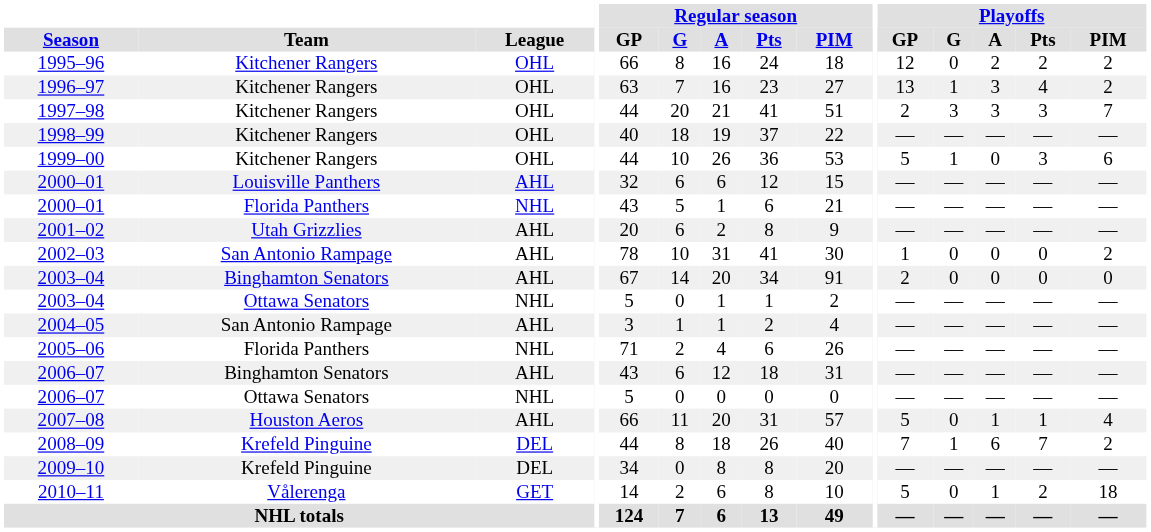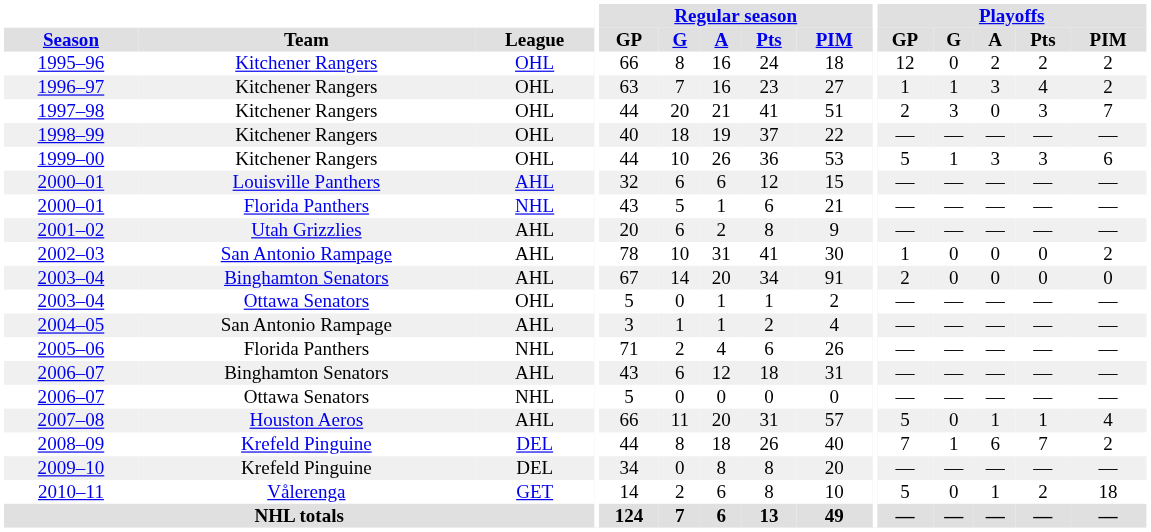(905, 87) 13 -> (905, 87) 1
(995, 111) 3 -> (995, 111) 0
(995, 158) 0 -> (995, 158) 3
(535, 301) NHL -> (535, 301) OHL
